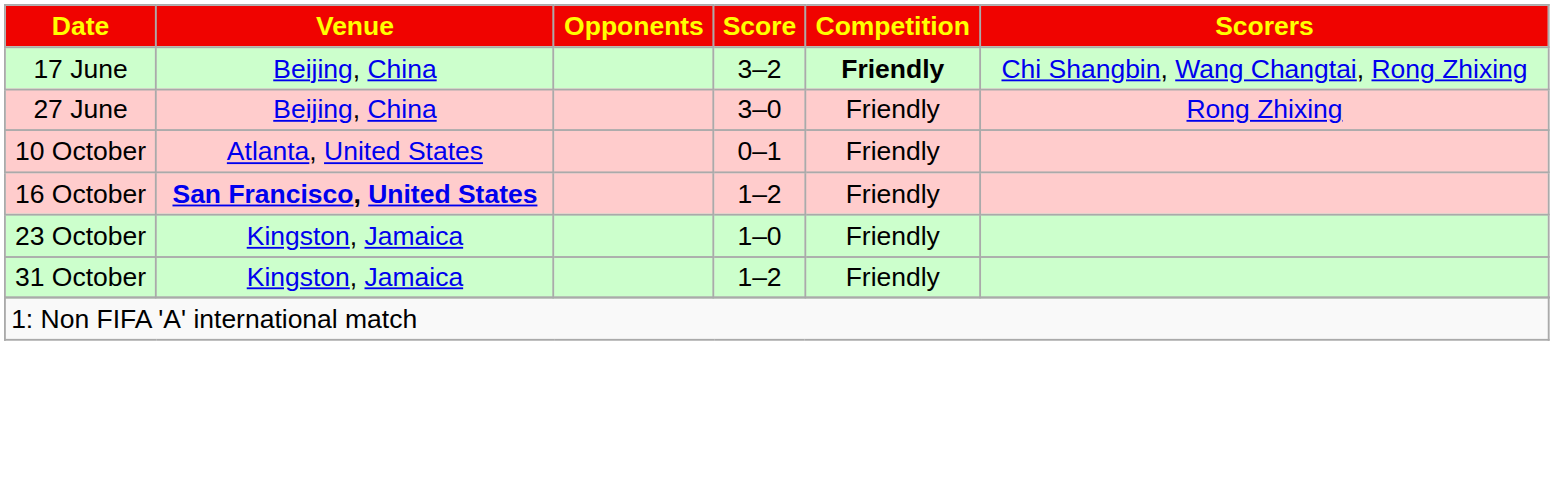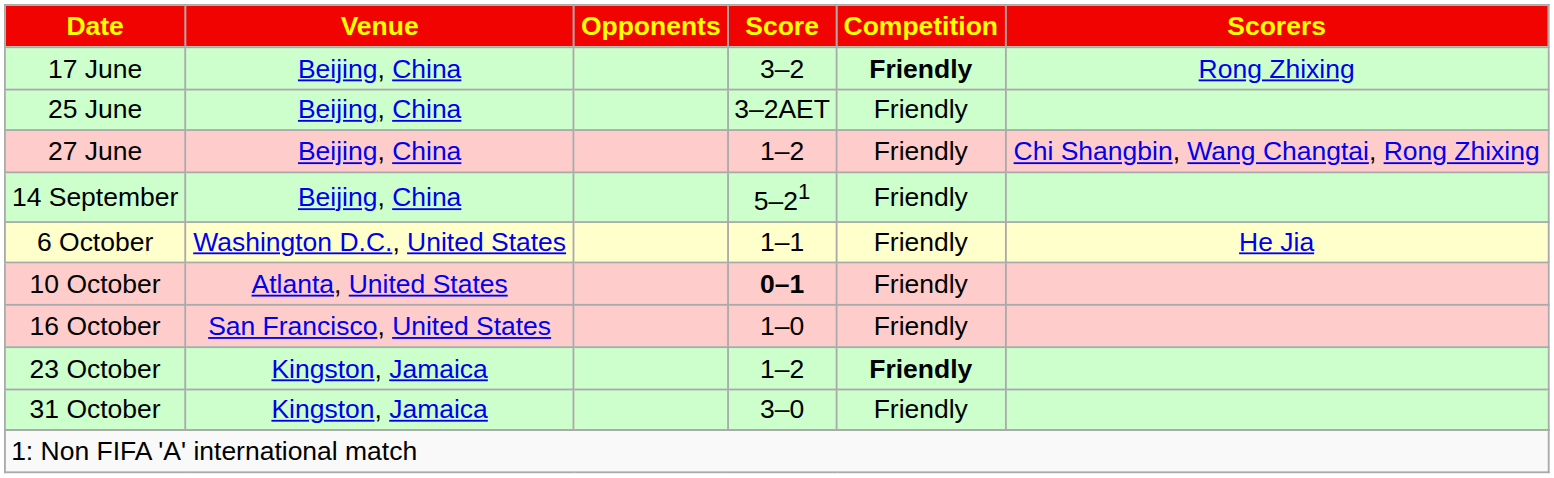(1265, 68) Chi Shangbin, Wang Changtai, Rong Zhixing -> (1277, 68) Rong Zhixing
+ row: (95, 110)
(760, 110) 3–0 -> (782, 152) 1–2
(1265, 110) Rong Zhixing -> (1277, 152) Chi Shangbin, Wang Changtai, Rong Zhixing
+ row: (95, 197)
+ row: (95, 243)
(760, 152) normal -> (782, 284) bold
(355, 194) bold -> (380, 326) normal
(760, 194) 1–2 -> (782, 326) 1–0
(760, 236) 1–0 -> (782, 368) 1–2
(893, 236) normal -> (921, 368) bold
(760, 277) 1–2 -> (782, 410) 3–0
